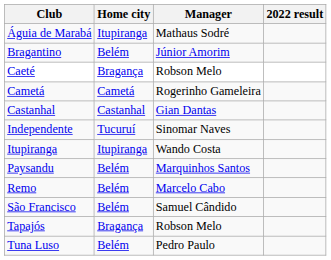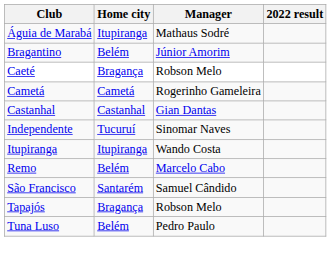- row: (30, 168)
(113, 206) Belém -> (120, 187) Santarém
